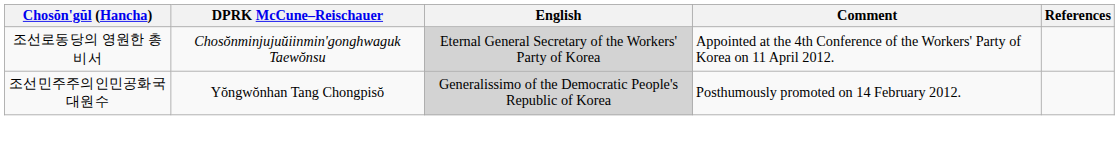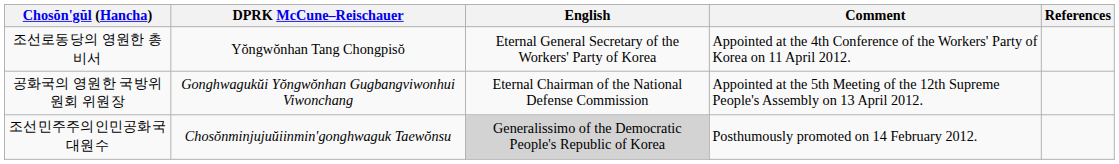(297, 49) Chosŏnminjujuŭiinmin'gonghwaguk Taewŏnsu -> (318, 49) Yŏngwŏnhan Tang Chongpisŏ
(559, 49) lightgrey background -> (587, 49) no background
+ row: (87, 92)
(297, 92) Yŏngwŏnhan Tang Chongpisŏ -> (318, 136) Chosŏnminjujuŭiinmin'gonghwaguk Taewŏnsu
